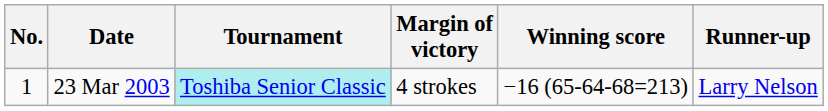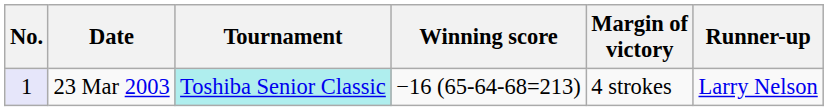columns swapped: (596, 36) <-> (445, 36)
(27, 86) no background -> (27, 86) lavender background
